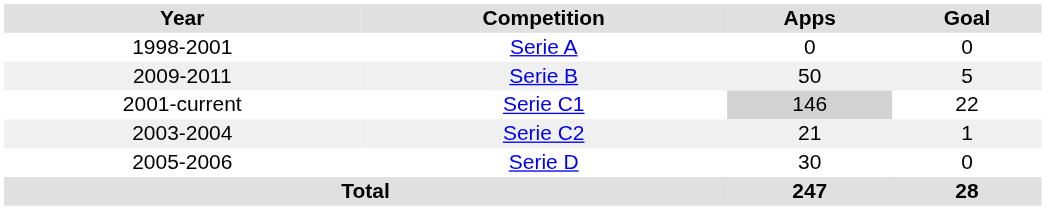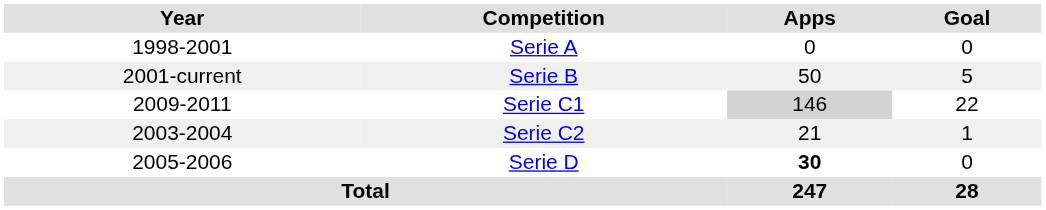(182, 75) 2009-2011 -> (182, 75) 2001-current
(182, 104) 2001-current -> (182, 104) 2009-2011
(810, 162) normal -> (810, 162) bold
